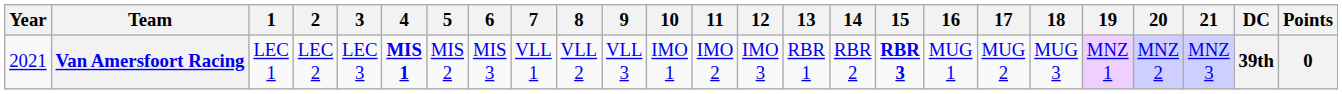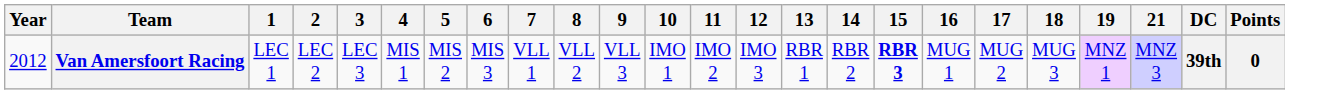- column: (1158, 19)
(28, 61) 2021 -> (28, 61) 2012
(404, 61) bold -> (403, 61) normal
